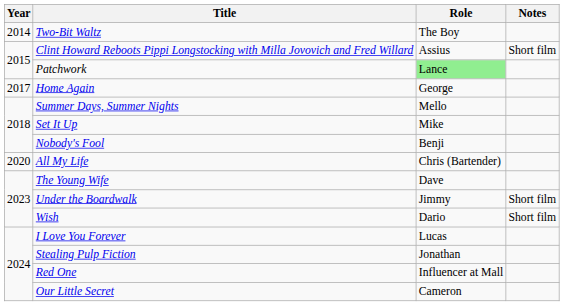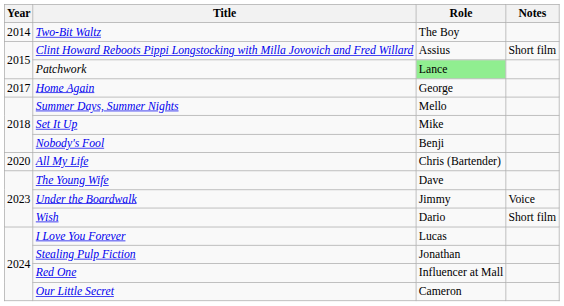(532, 198) Short film -> (522, 198) Voice
